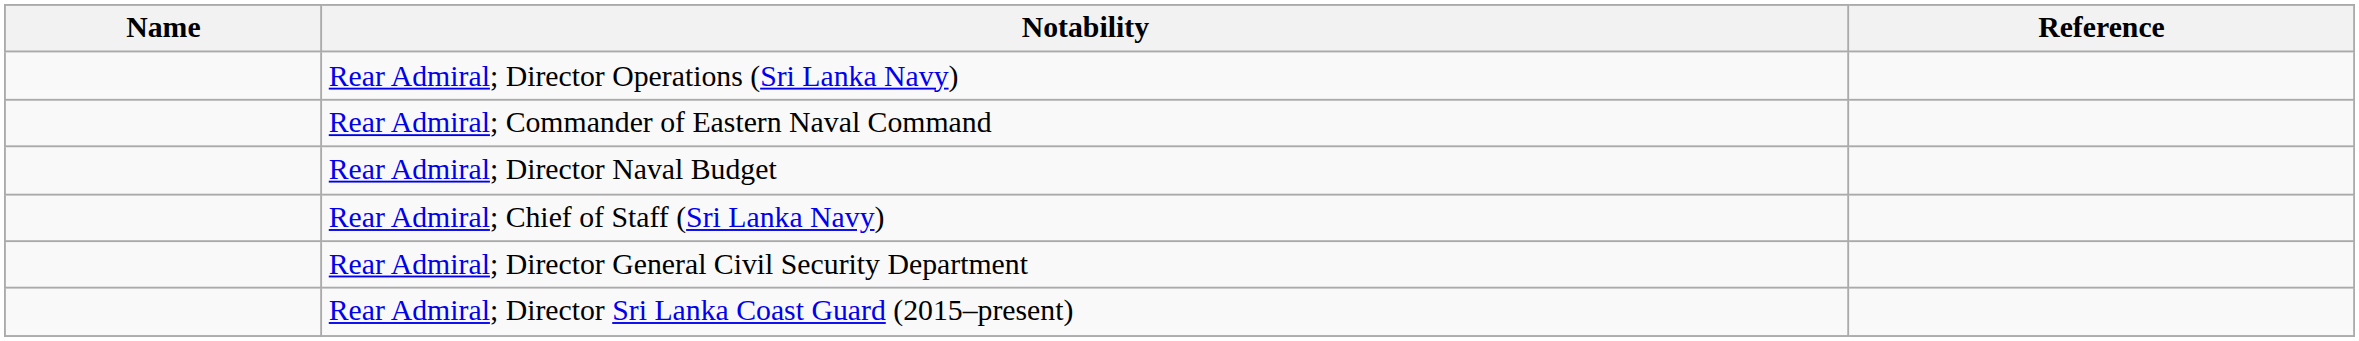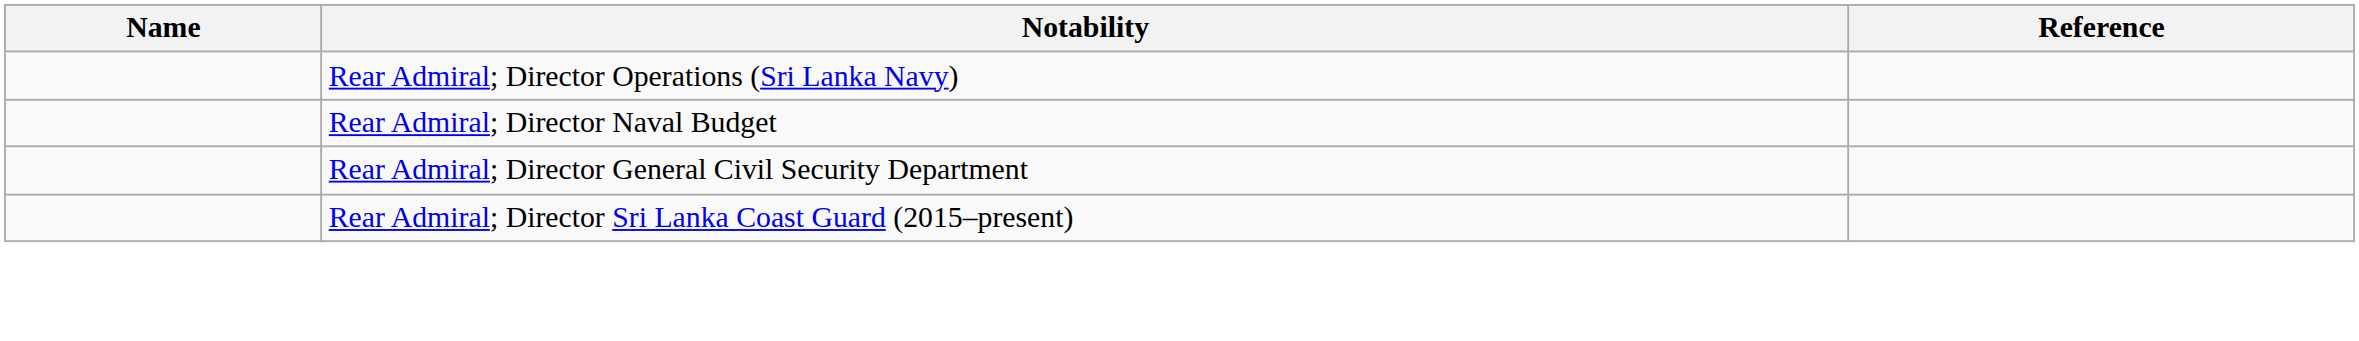- row: (660, 122)
- row: (607, 216)
